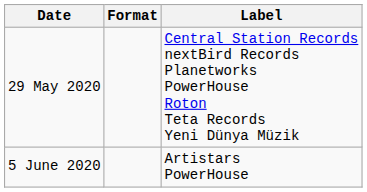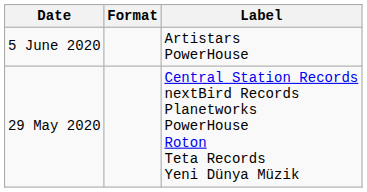rows swapped: (54, 87) <-> (54, 167)
